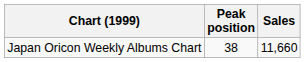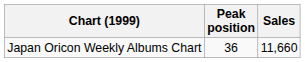(231, 47) 38 -> (231, 47) 36
